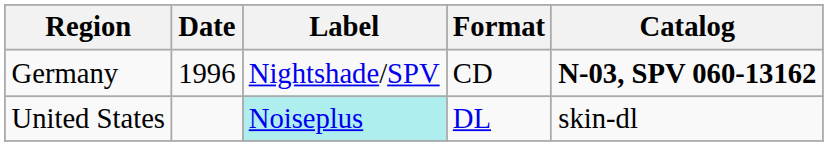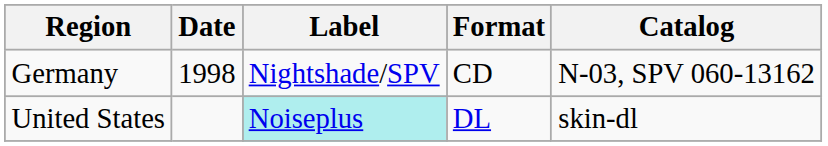(207, 72) 1996 -> (207, 72) 1998
(687, 72) bold -> (687, 72) normal
